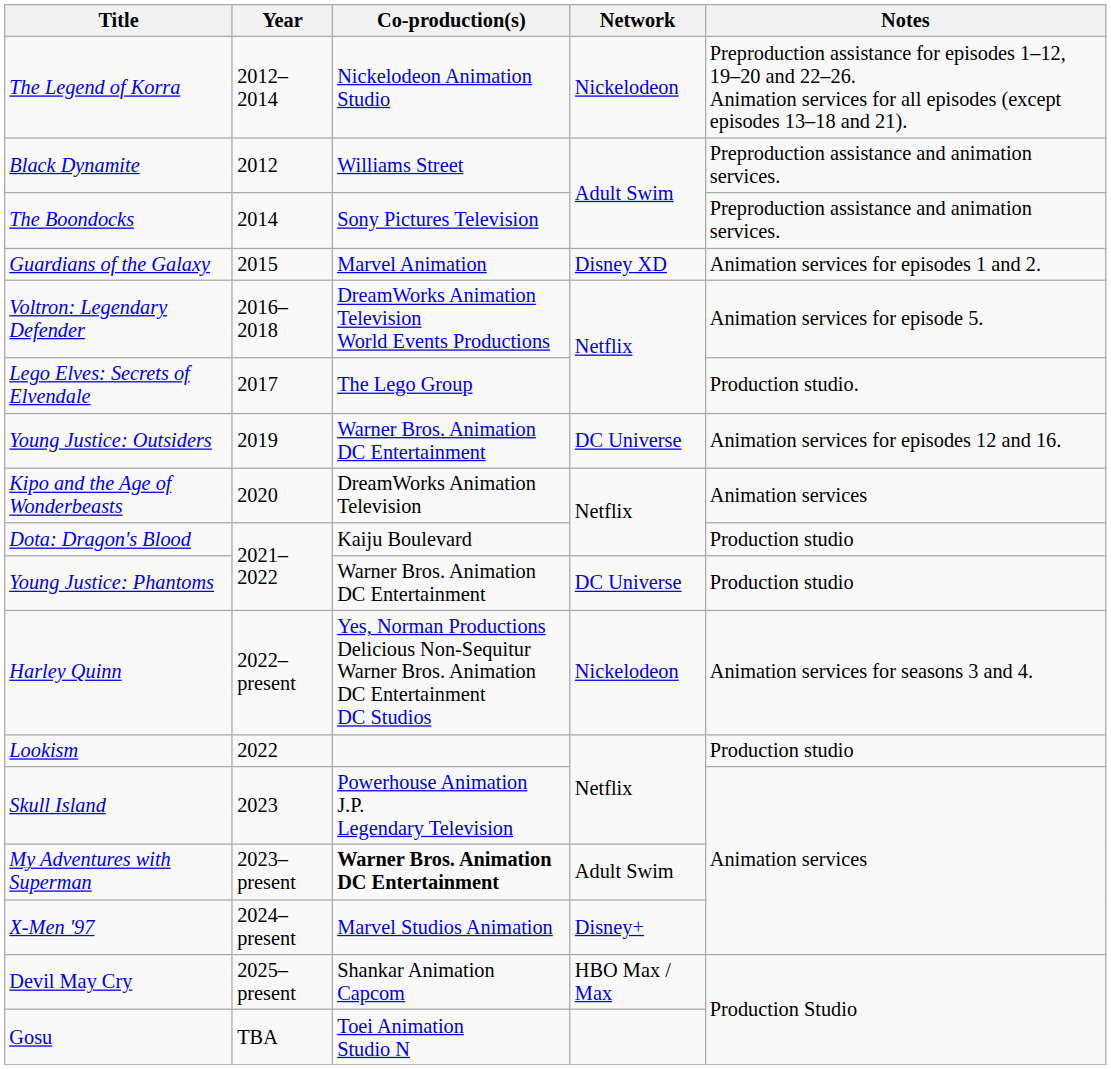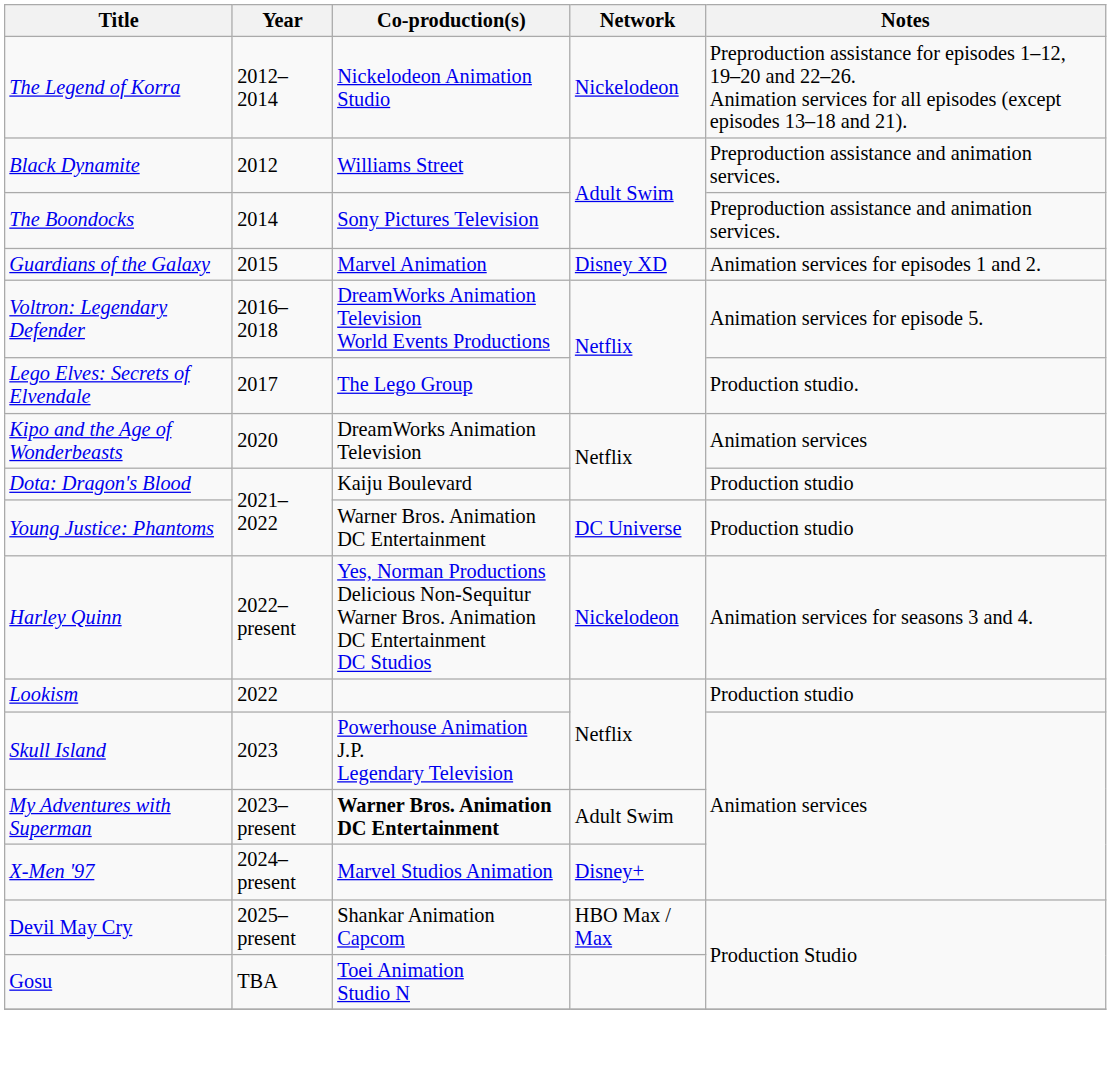- row: (111, 440)
